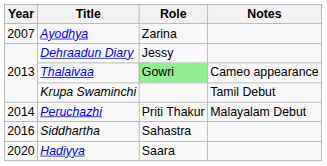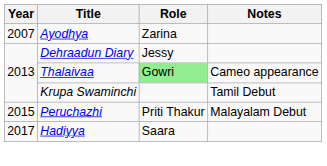(21, 111) 2014 -> (21, 111) 2015
- row: (70, 131)
(21, 151) 2020 -> (21, 131) 2017
